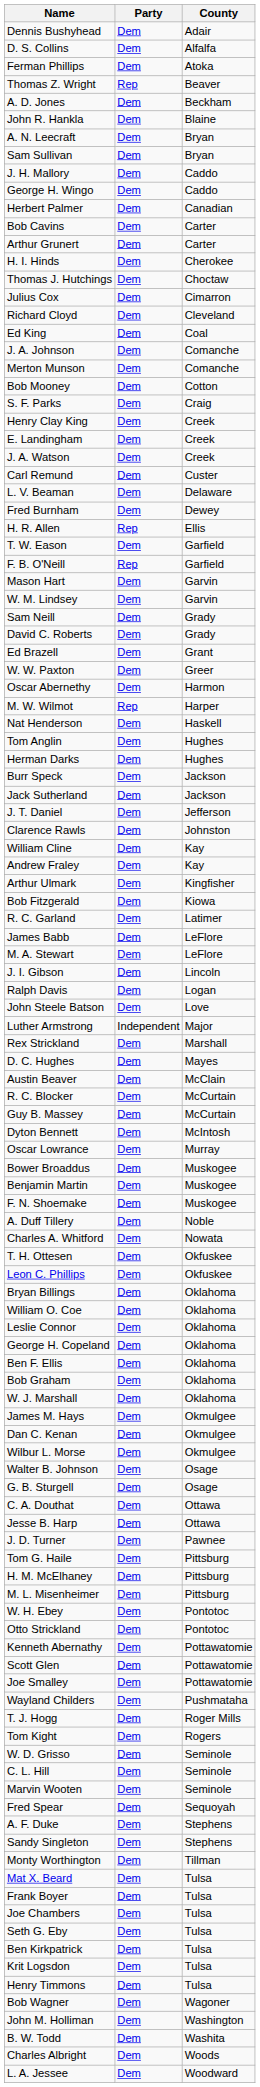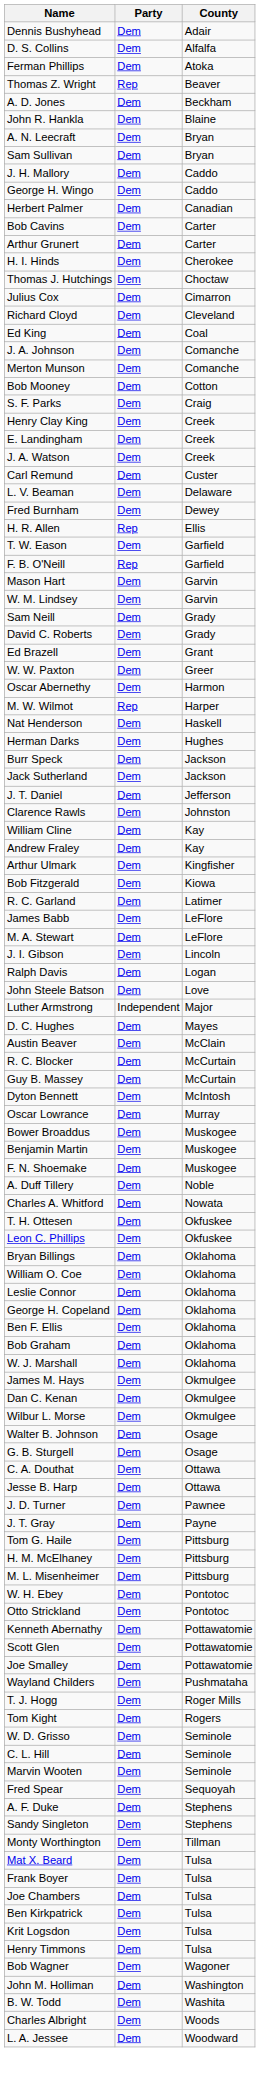- row: (34, 741)
- row: (43, 1043)
+ row: (31, 1523)
- row: (37, 1931)
